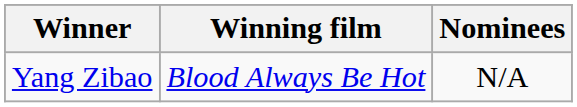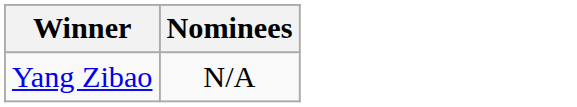- column: (296, 28)
